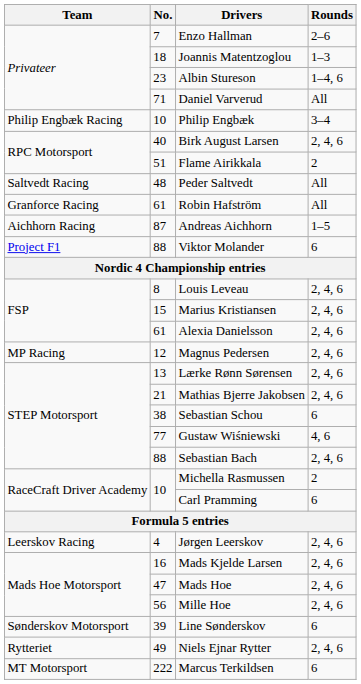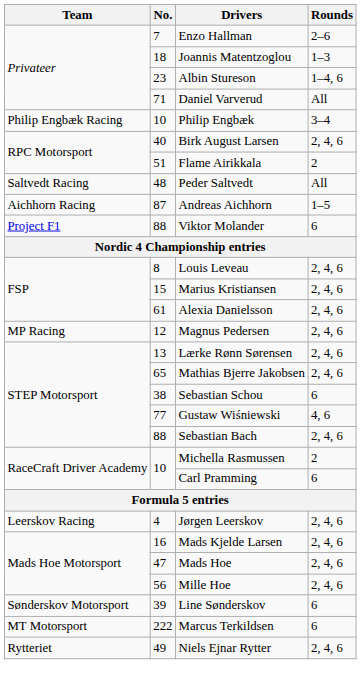- row: (220, 204)
(160, 394) 21 -> (160, 373) 65
rows swapped: (225, 647) <-> (226, 668)
